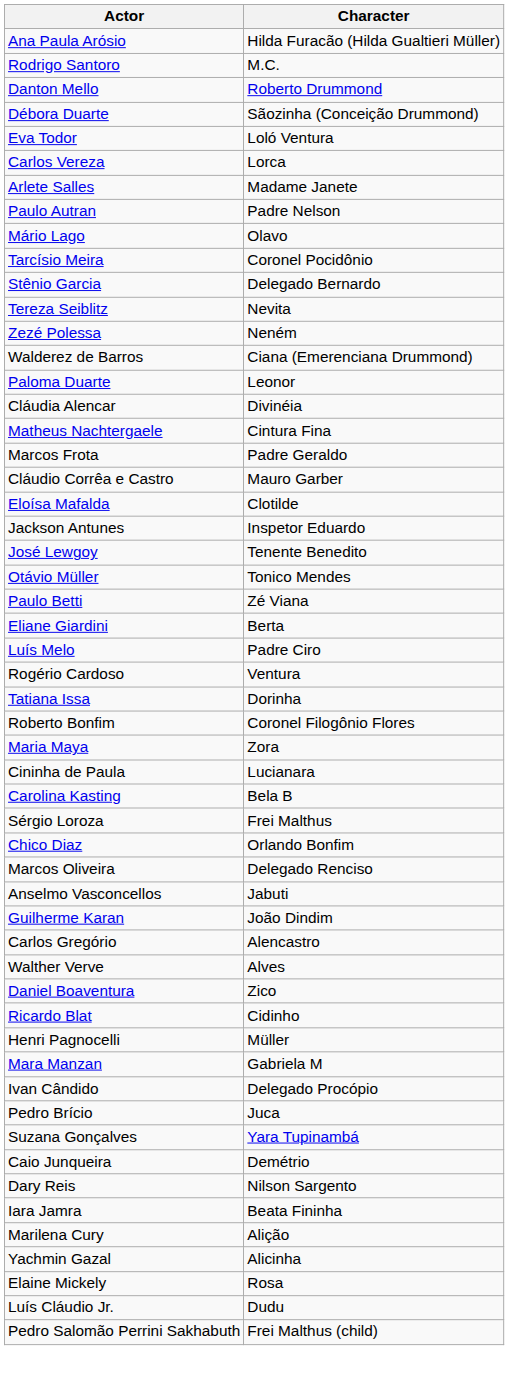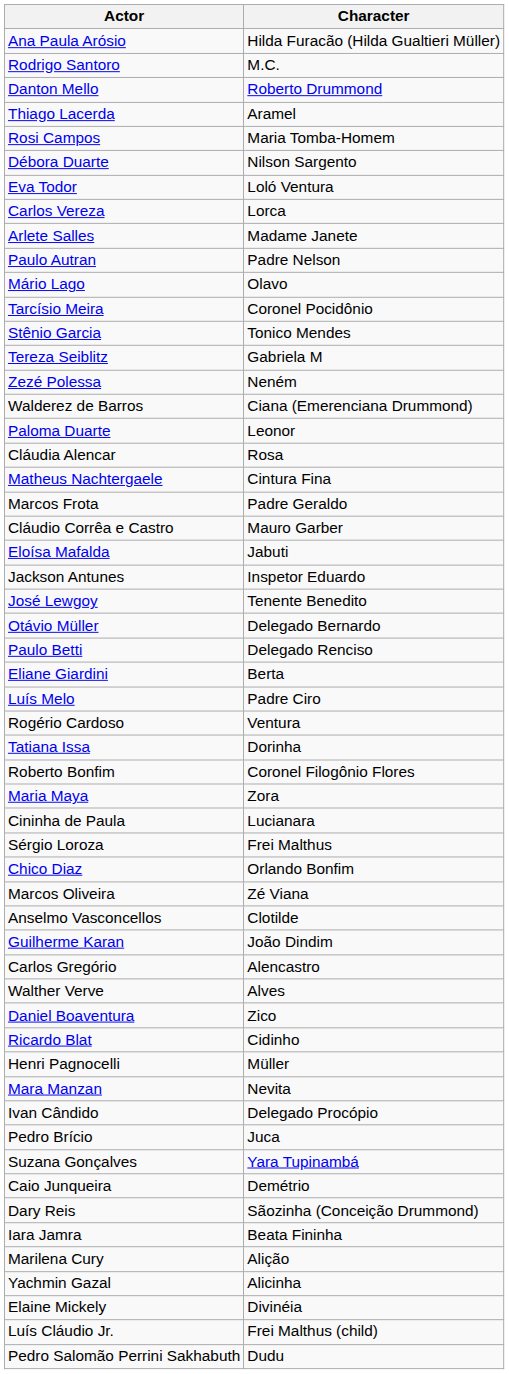+ row: (61, 114)
+ row: (54, 138)
(363, 114) Sãozinha (Conceição Drummond) -> (302, 162) Nilson Sargento
(314, 284) Delegado Bernardo -> (299, 333) Tonico Mendes
(269, 308) Nevita -> (285, 357) Gabriela M
(275, 406) Divinéia -> (265, 455) Rosa
(273, 503) Clotilde -> (268, 552) Jabuti
(299, 576) Tonico Mendes -> (314, 625) Delegado Bernardo
(278, 601) Zé Viana -> (310, 650) Delegado Renciso
- row: (64, 796)
(310, 869) Delegado Renciso -> (278, 893) Zé Viana
(268, 893) Jabuti -> (273, 917) Clotilde
(285, 1064) Gabriela M -> (269, 1088) Nevita
(302, 1185) Nilson Sargento -> (363, 1210) Sãozinha (Conceição Drummond)
(265, 1283) Rosa -> (275, 1307) Divinéia
(266, 1307) Dudu -> (313, 1332) Frei Malthus (child)
(313, 1332) Frei Malthus (child) -> (266, 1356) Dudu
